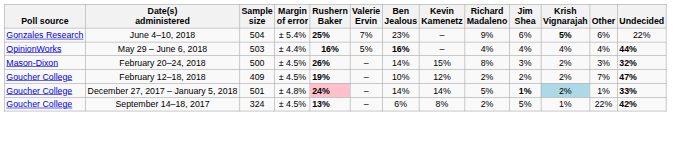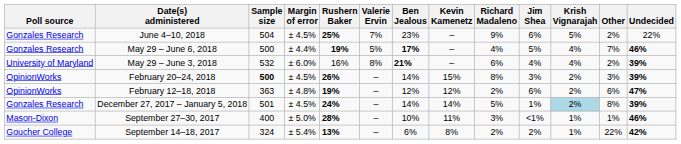(292, 35) ± 5.4% -> (302, 35) ± 4.5%
(565, 35) bold -> (575, 35) normal
(603, 35) 6% -> (613, 35) 2%
(34, 49) OpinionWorks -> (45, 49) Gonzales Research
(257, 49) 503 -> (267, 49) 500
(330, 49) 16% -> (340, 49) 19%
(401, 49) 16% -> (410, 49) 17%
(525, 49) 4% -> (535, 49) 5%
(603, 49) 4% -> (613, 49) 7%
(628, 49) 44% -> (638, 49) 46%
+ row: (172, 63)
(32, 63) Mason-Dixon -> (34, 77) OpinionWorks
(257, 63) normal -> (267, 77) bold
(628, 63) 32% -> (638, 77) 39%
(39, 77) Goucher College -> (34, 91) OpinionWorks
(257, 77) 409 -> (267, 91) 363
(292, 77) ± 4.5% -> (302, 91) ± 4.8%
(401, 77) 10% -> (410, 91) 12%
(525, 77) 2% -> (535, 91) 6%
(603, 77) 7% -> (613, 91) 6%
(39, 91) Goucher College -> (45, 105) Gonzales Research
(292, 91) ± 4.8% -> (302, 105) ± 4.5%
(321, 91) pink background -> (331, 105) no background
(525, 91) bold -> (535, 105) normal
(603, 91) 1% -> (613, 105) 8%
(628, 91) 33% -> (638, 105) 39%
+ row: (172, 119)
(292, 105) ± 4.5% -> (302, 132) ± 5.4%
(525, 105) 5% -> (535, 132) 2%
